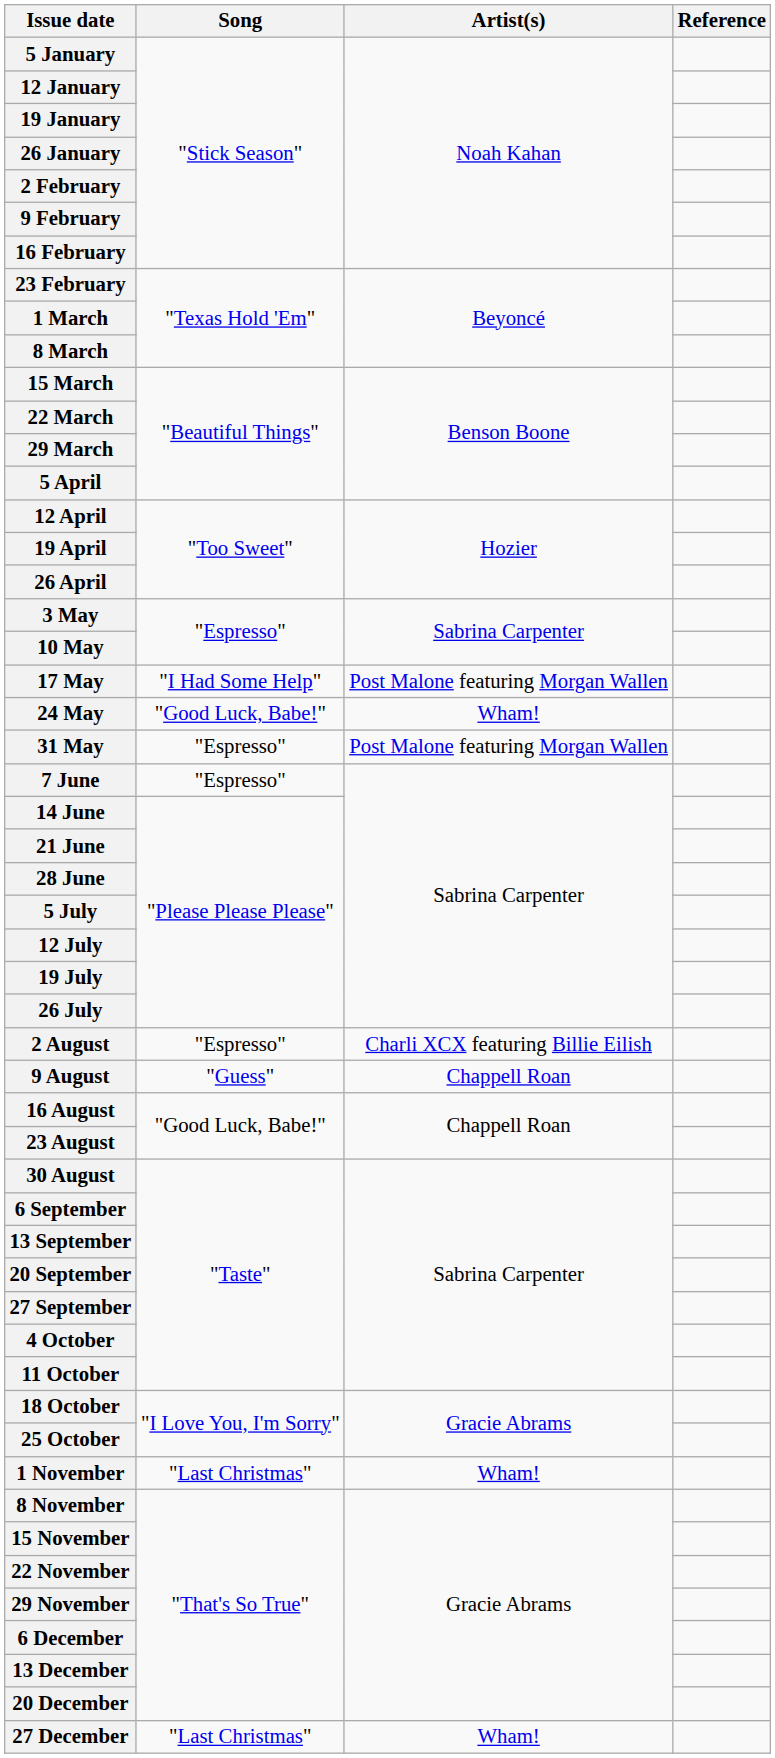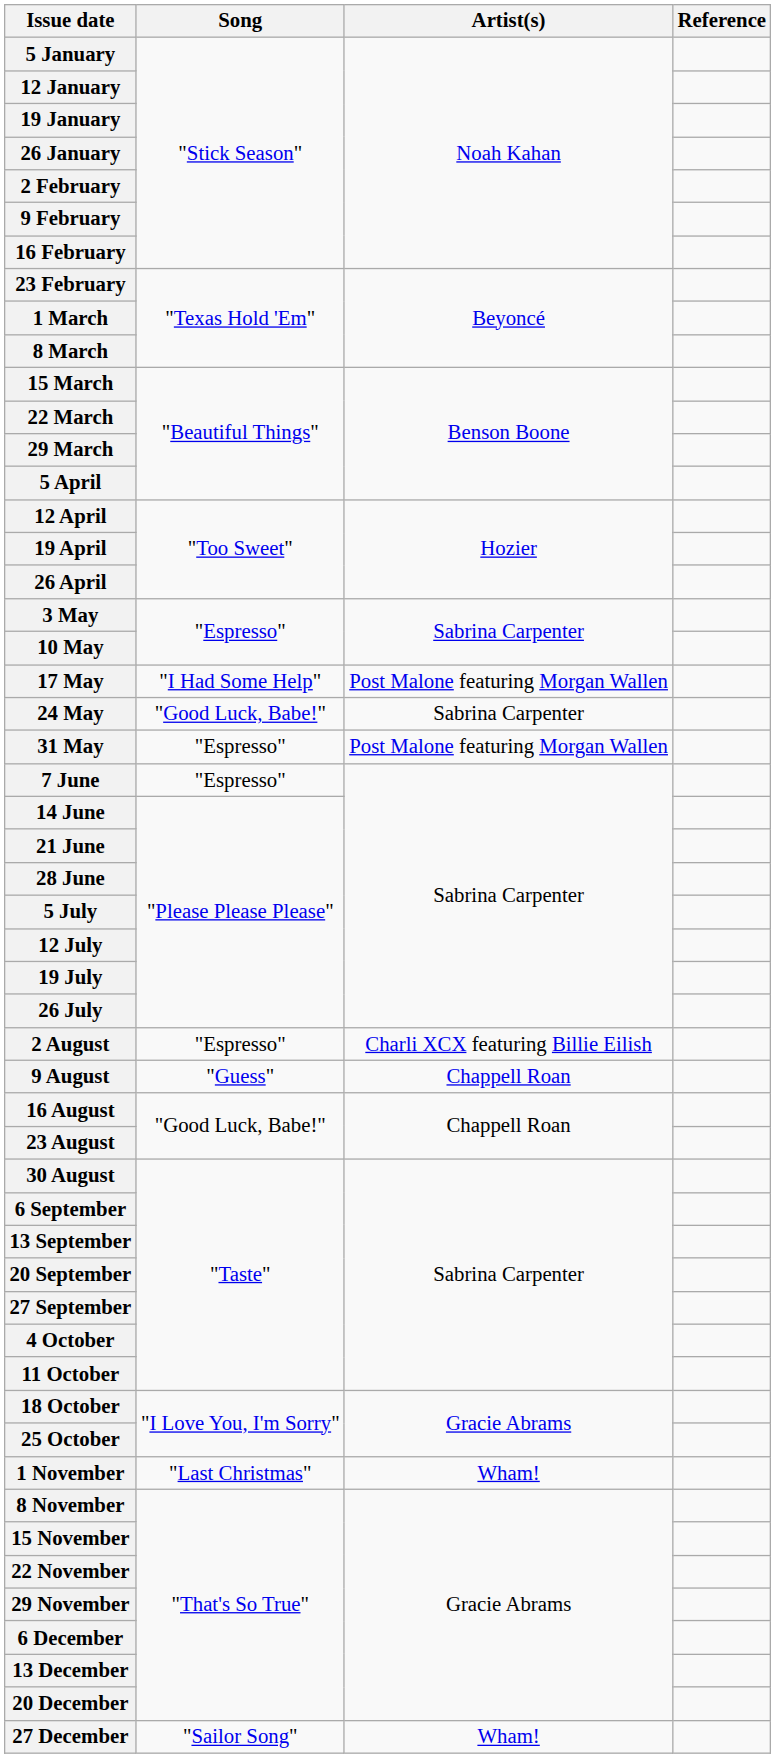(509, 713) Wham! -> (509, 713) Sabrina Carpenter
(240, 1736) "Last Christmas" -> (240, 1736) "Sailor Song"
